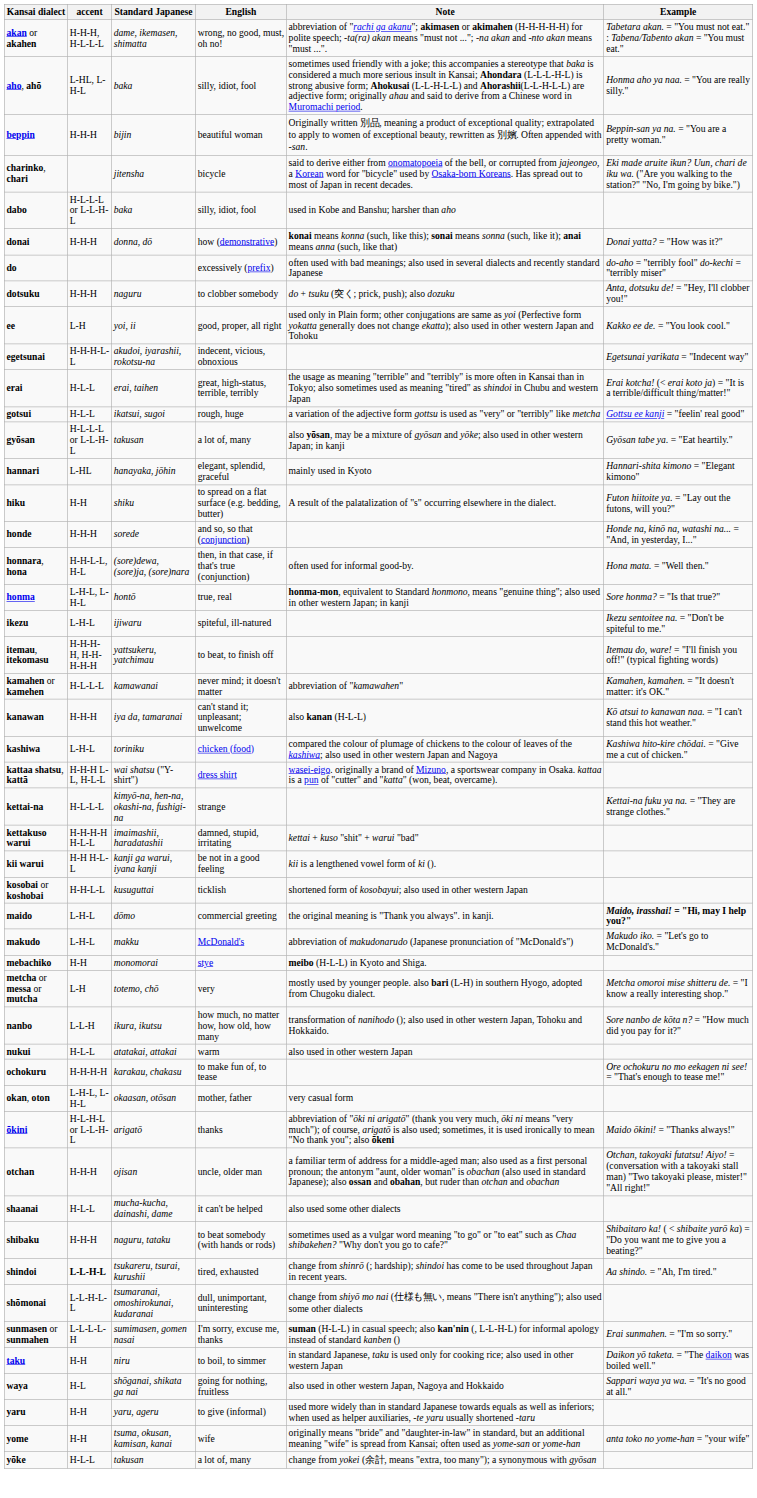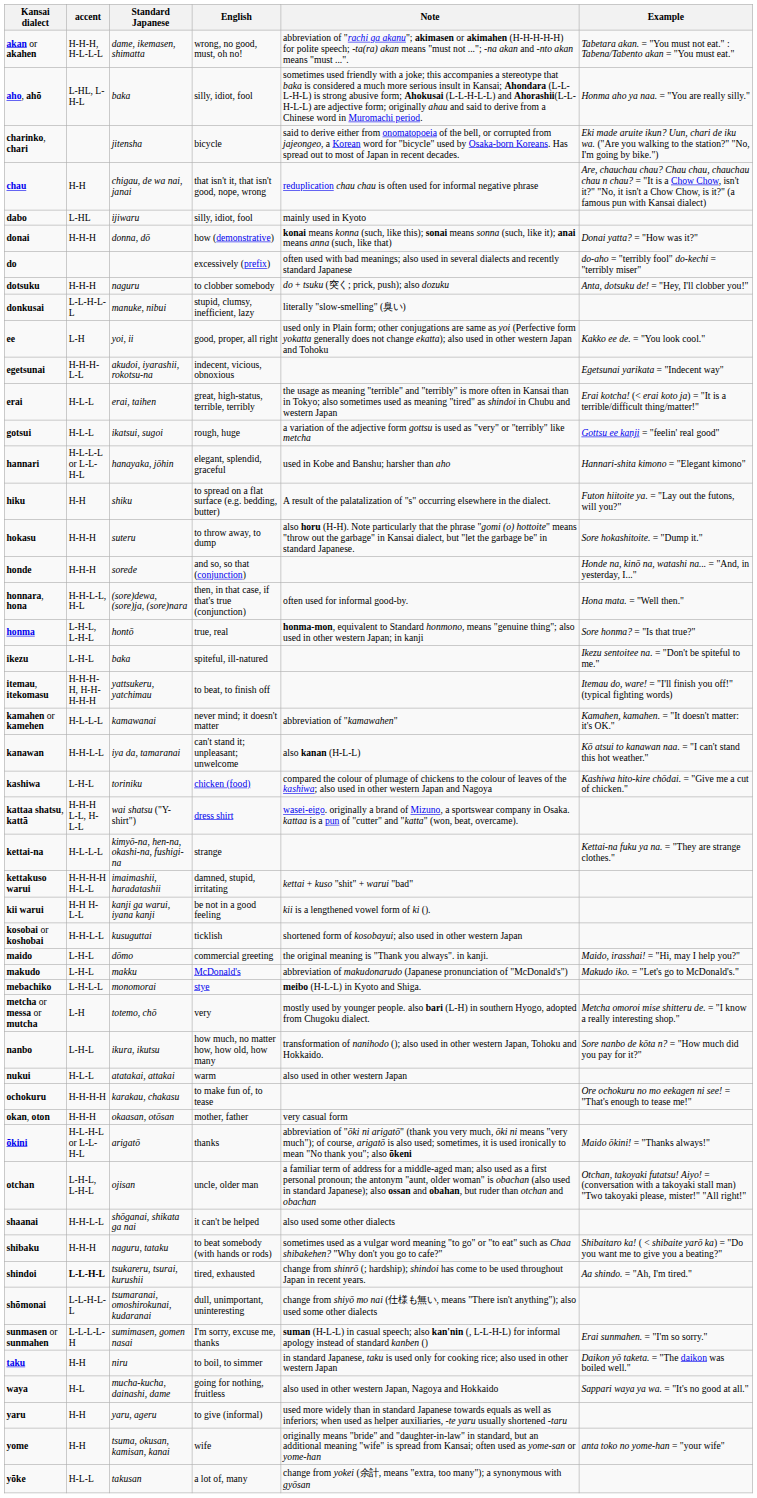- row: (21, 135)
+ row: (16, 186)
(89, 210) H-L-L-L or L-L-H-L -> (80, 217) L-HL
(123, 210) baka -> (126, 217) ijiwaru
(372, 210) used in Kobe and Banshu; harsher than aho -> (325, 217) mainly used in Kyoto
+ row: (25, 307)
- row: (21, 440)
(81, 471) L-HL -> (86, 464) H-L-L-L or L-L-H-L
(330, 471) mainly used in Kyoto -> (367, 464) used in Kobe and Banshu; harsher than aho
+ row: (21, 538)
(128, 623) ijiwaru -> (121, 658) baka
(83, 717) H-H-H -> (86, 752) H-H-L-L
(676, 916) bold -> (661, 956) normal
(78, 962) H-H -> (86, 987) L-H-L-L
(82, 1025) L-L-H -> (81, 1049) L-H-L
(89, 1098) L-H-L, L-H-L -> (82, 1117) H-H-H
(83, 1172) H-H-H -> (82, 1185) L-H-L, L-H-L
(82, 1208) H-L-L -> (86, 1222) H-H-L-L
(143, 1208) mucha-kucha, dainashi, dame -> (146, 1222) shōganai, shikata ga nai
(148, 1386) shōganai, shikata ga nai -> (141, 1389) mucha-kucha, dainashi, dame
